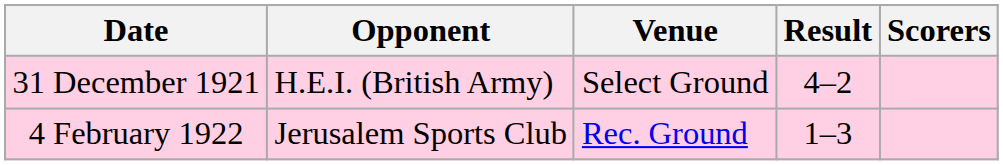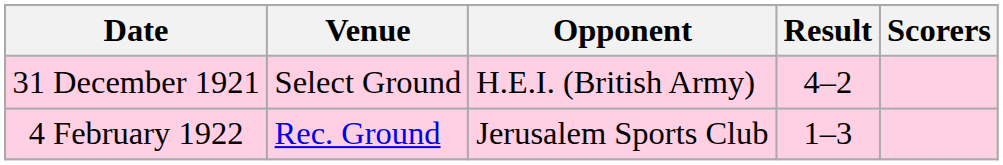columns swapped: (421, 30) <-> (675, 30)
